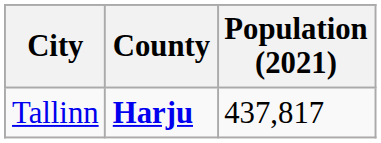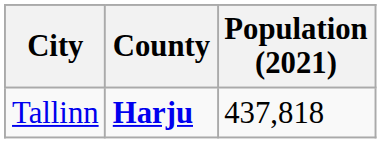(274, 112) 437,817 -> (274, 112) 437,818
